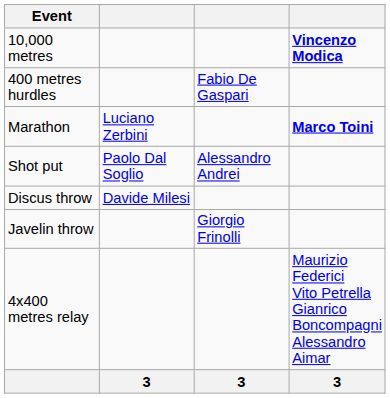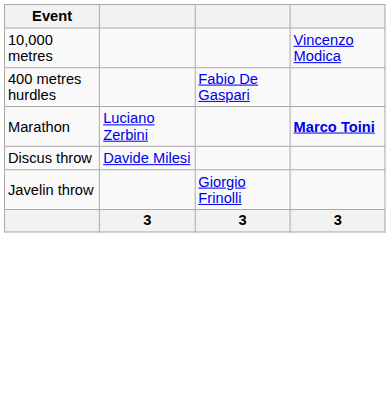(324, 48) bold -> (324, 48) normal
- row: (35, 166)
- row: (48, 309)
